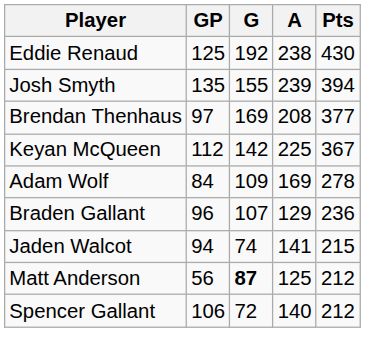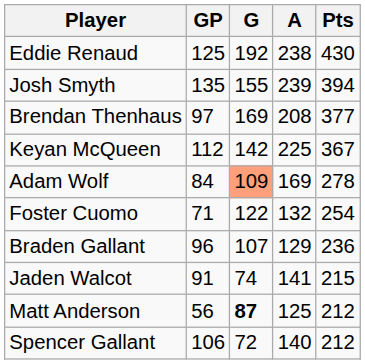(251, 181) no background -> (251, 181) lightsalmon background
+ row: (74, 213)
(202, 246) 94 -> (202, 278) 91
